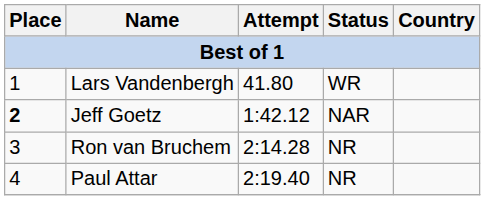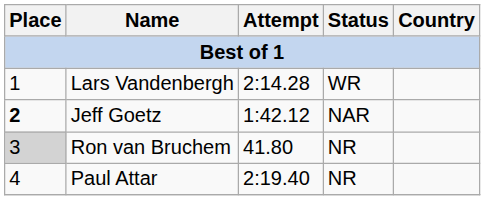(268, 83) 41.80 -> (276, 83) 2:14.28
(15, 147) no background -> (15, 147) lightgrey background
(276, 147) 2:14.28 -> (268, 147) 41.80
